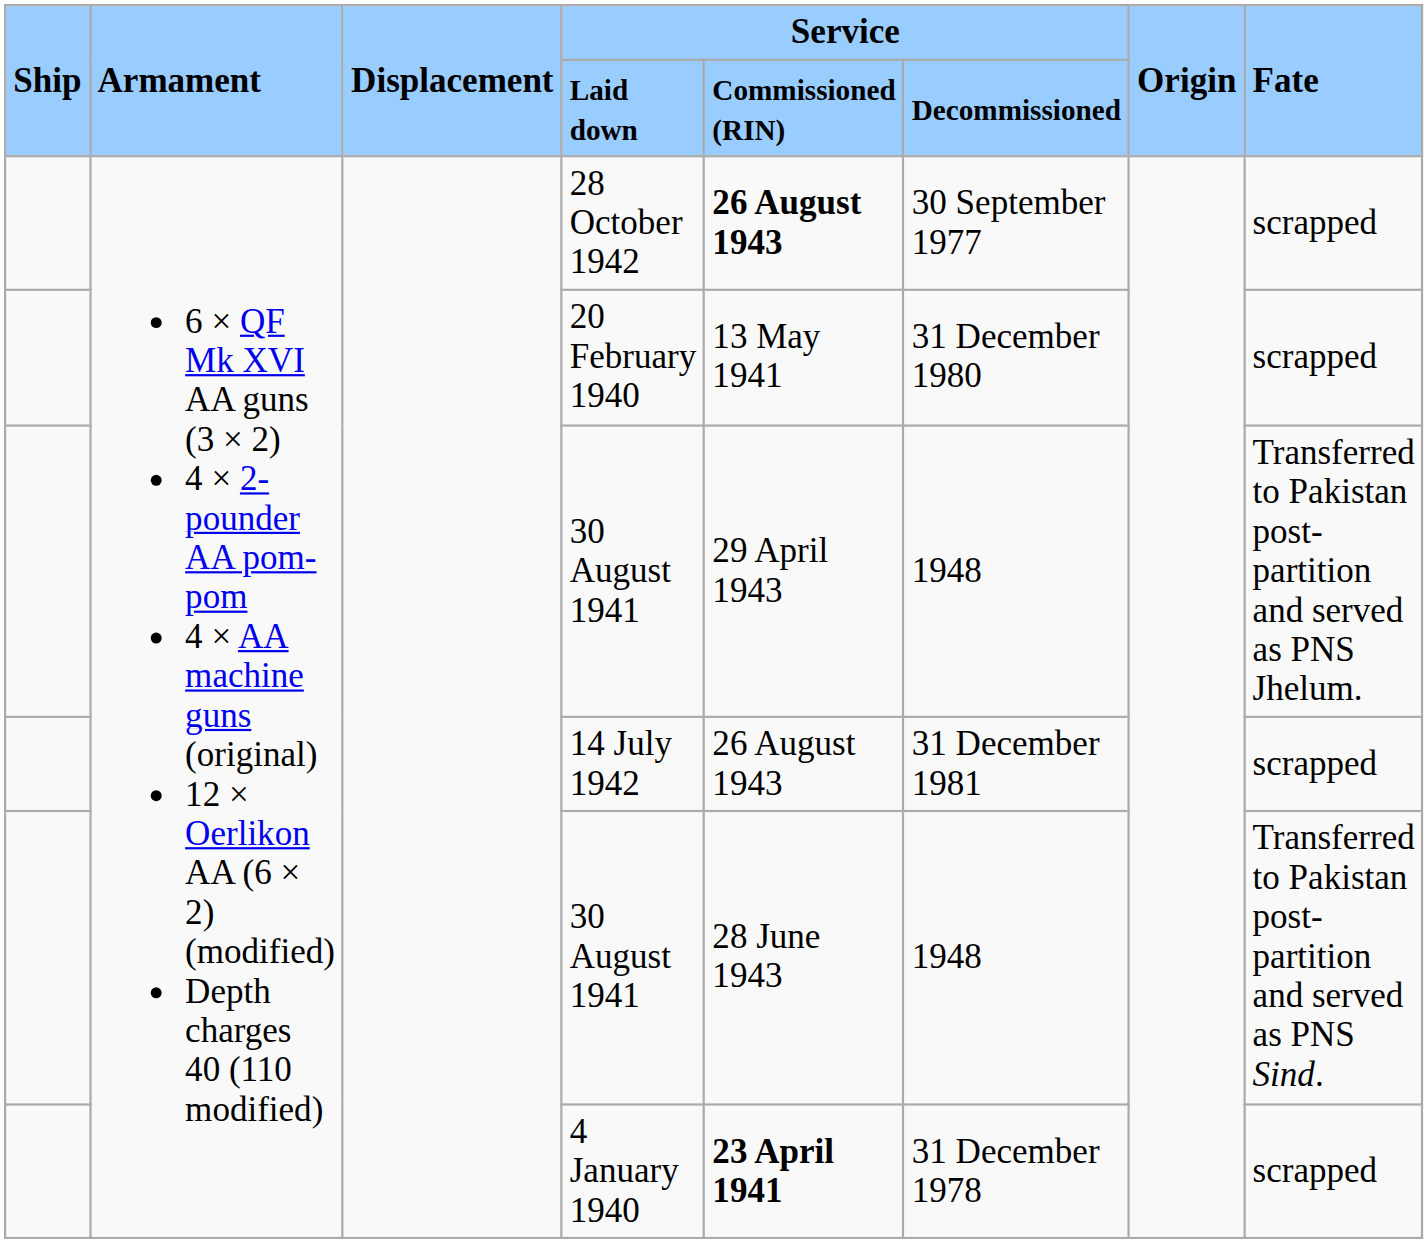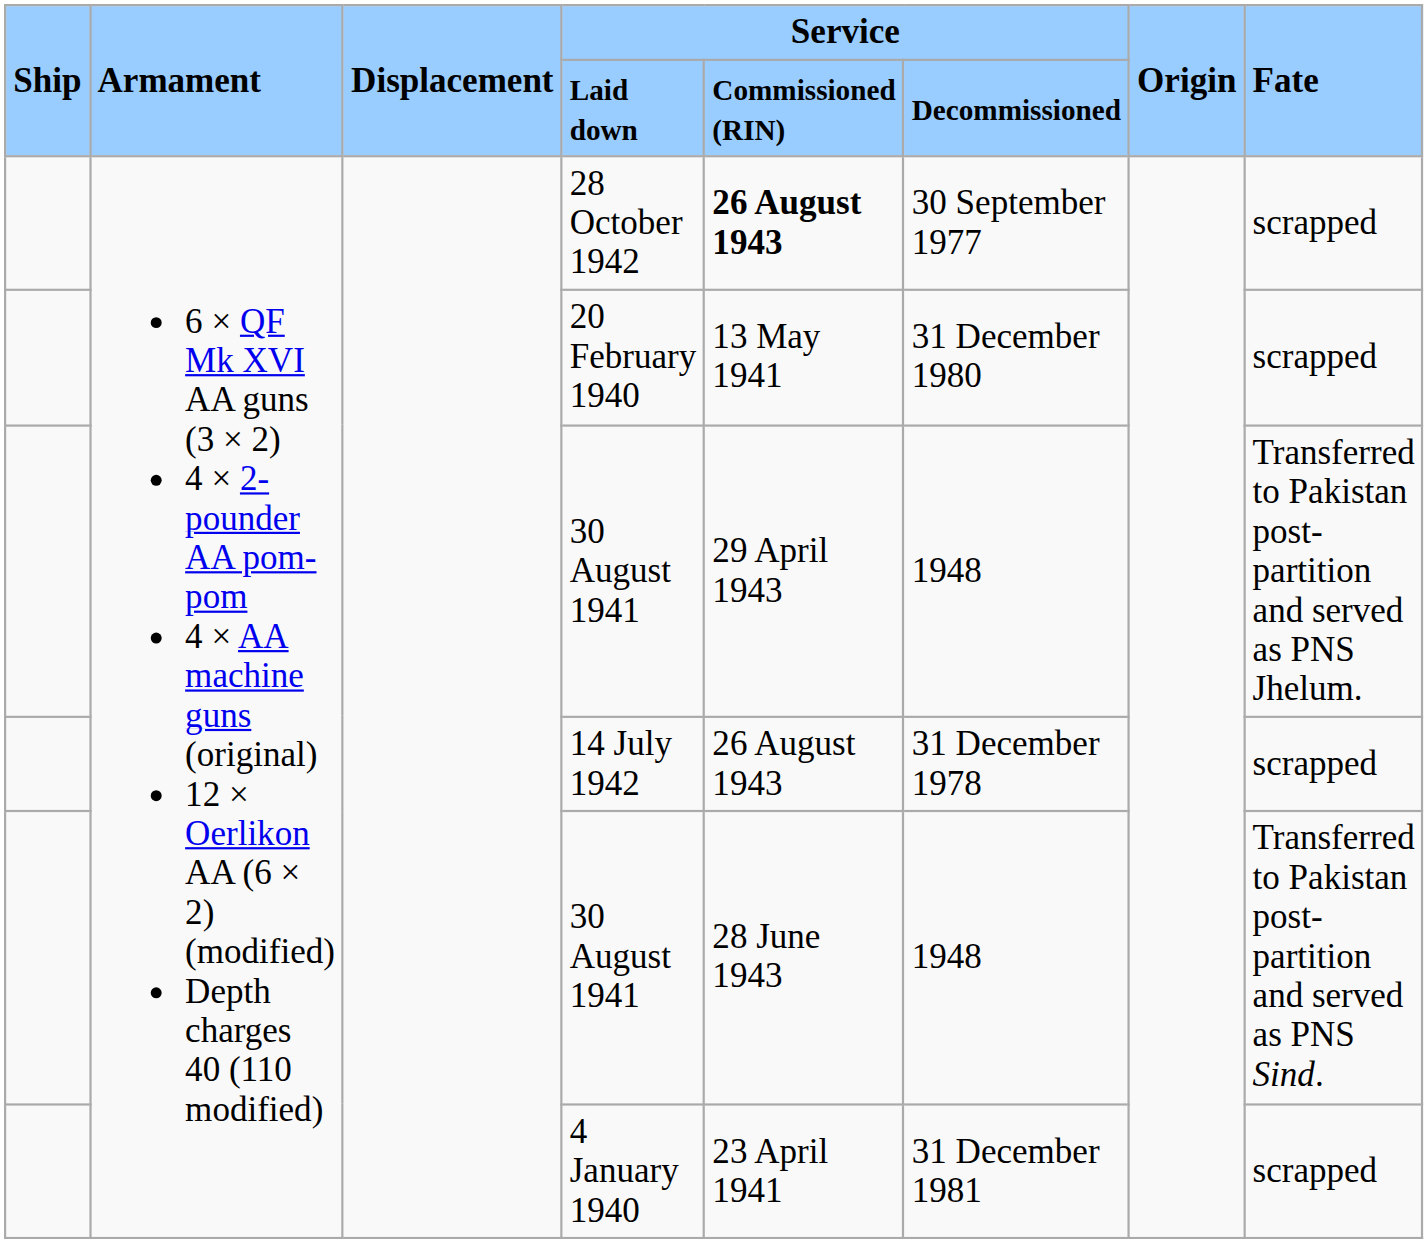(1006, 763) 31 December 1981 -> (1006, 763) 31 December 1978
(773, 1170) bold -> (770, 1170) normal
(1006, 1170) 31 December 1978 -> (1006, 1170) 31 December 1981
